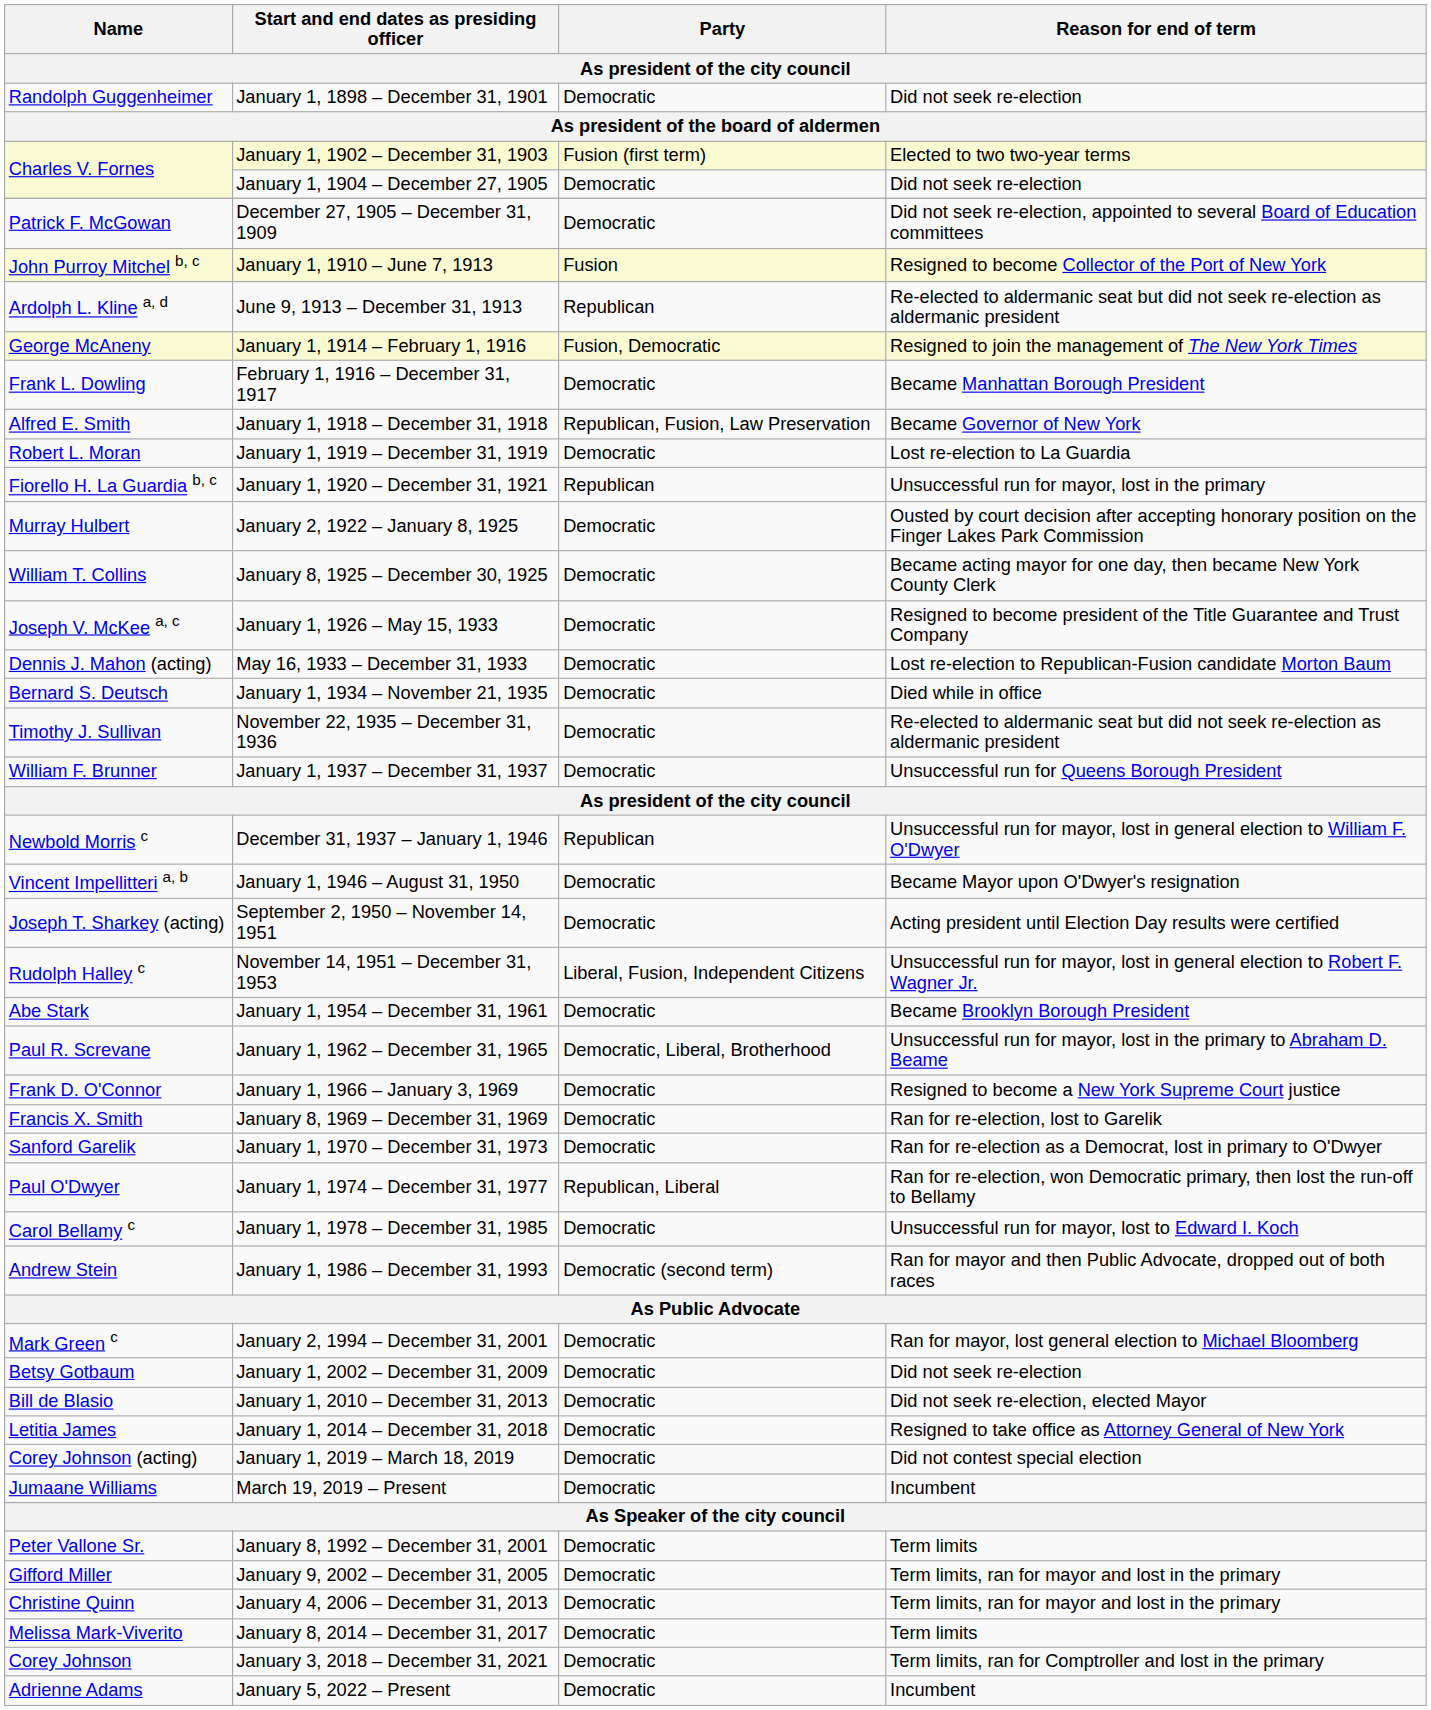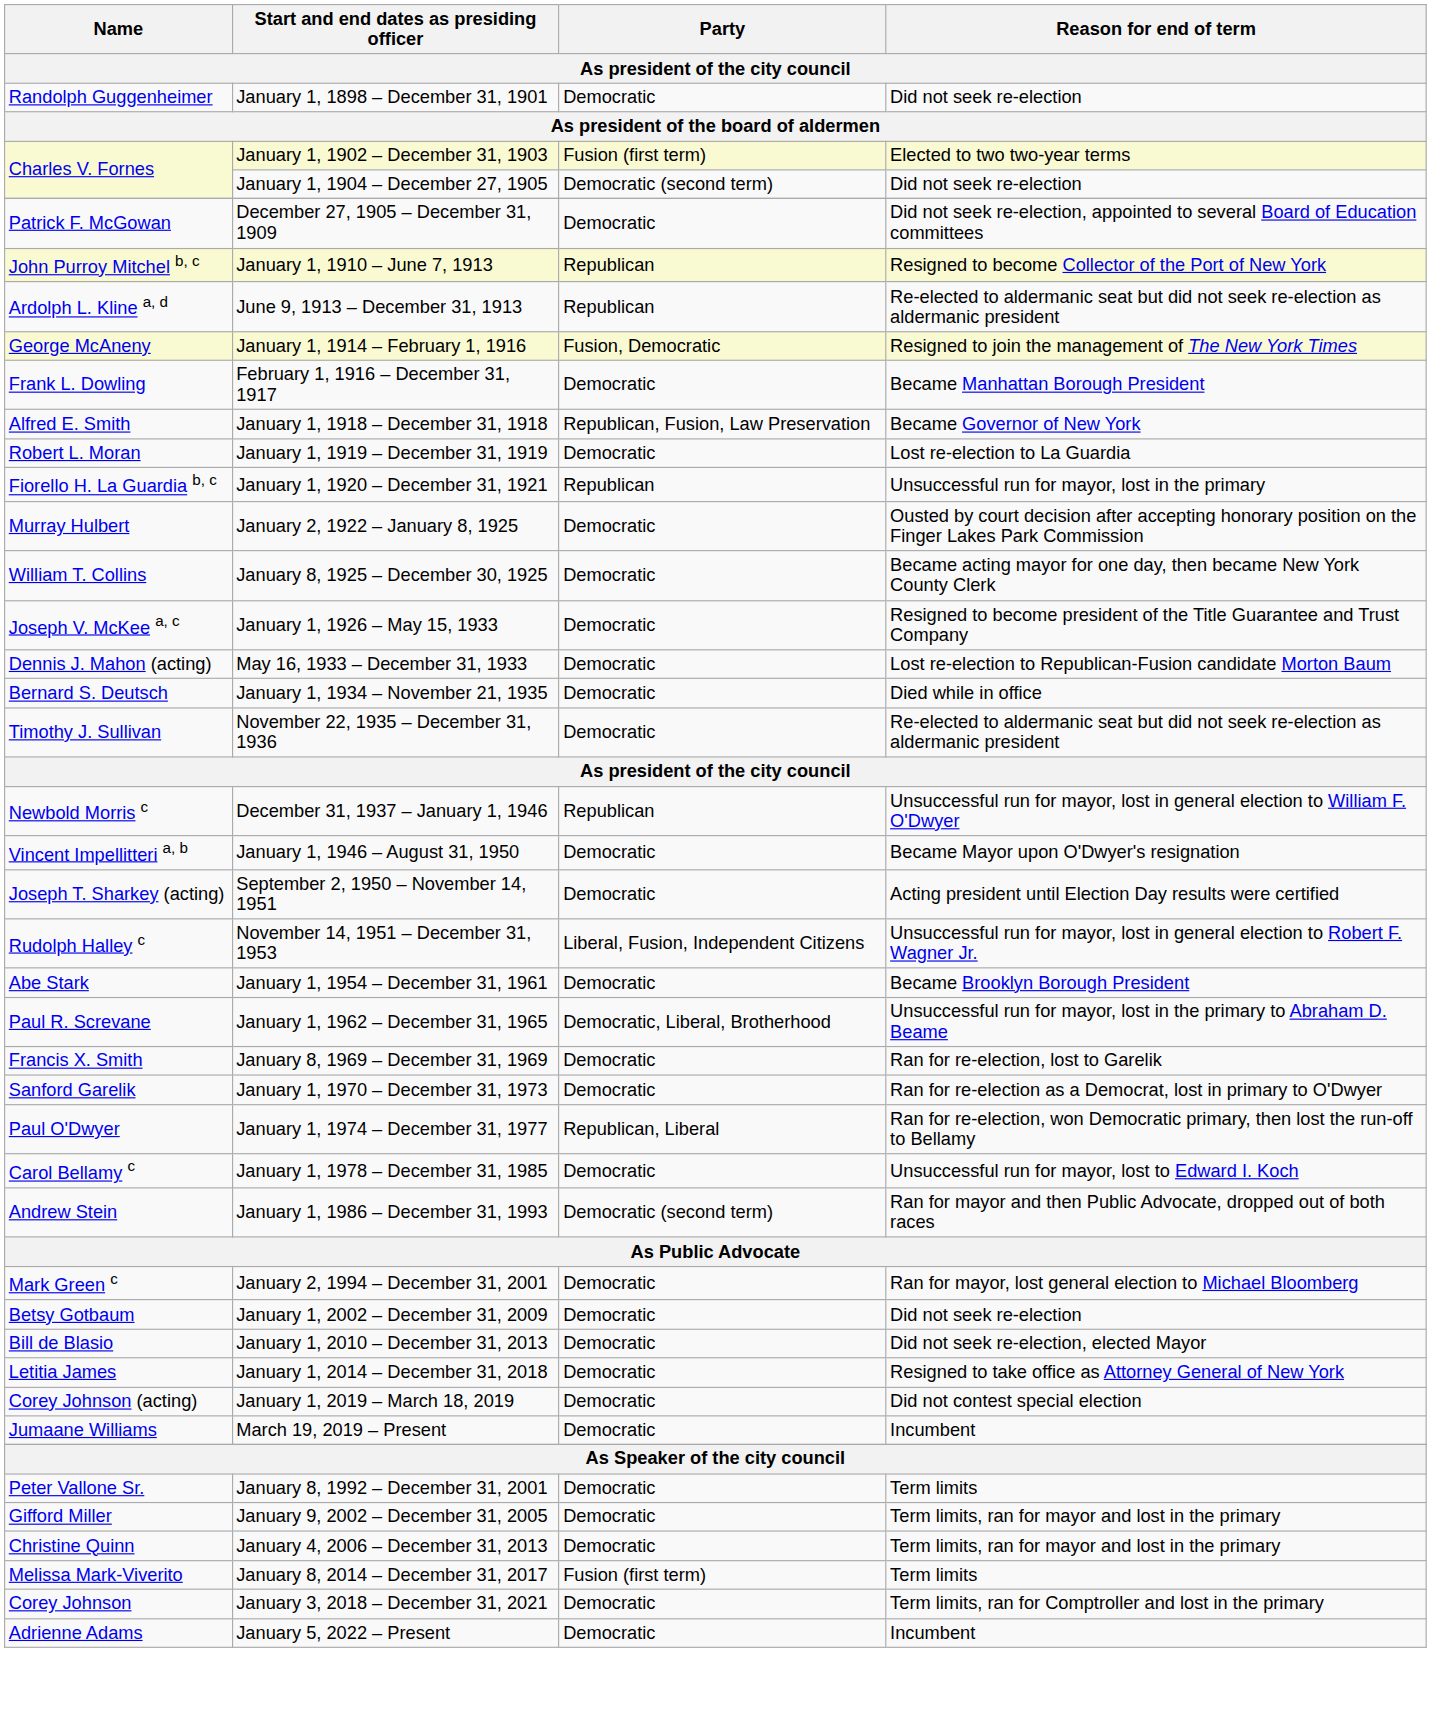(609, 184) Democratic -> (668, 184) Democratic (second term)
(591, 264) Fusion -> (609, 264) Republican
- row: (392, 771)
- row: (377, 1089)
(609, 1632) Democratic -> (635, 1574) Fusion (first term)
